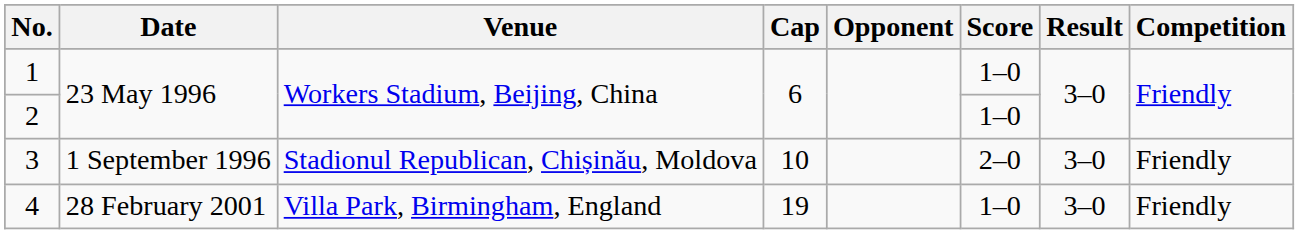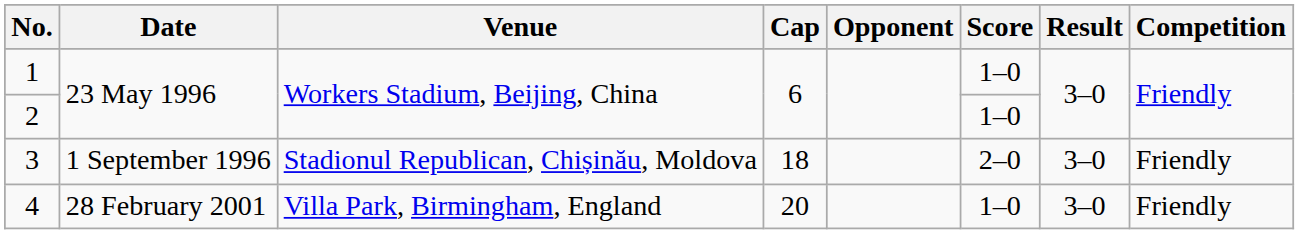(795, 160) 10 -> (795, 160) 18
(795, 205) 19 -> (795, 205) 20
